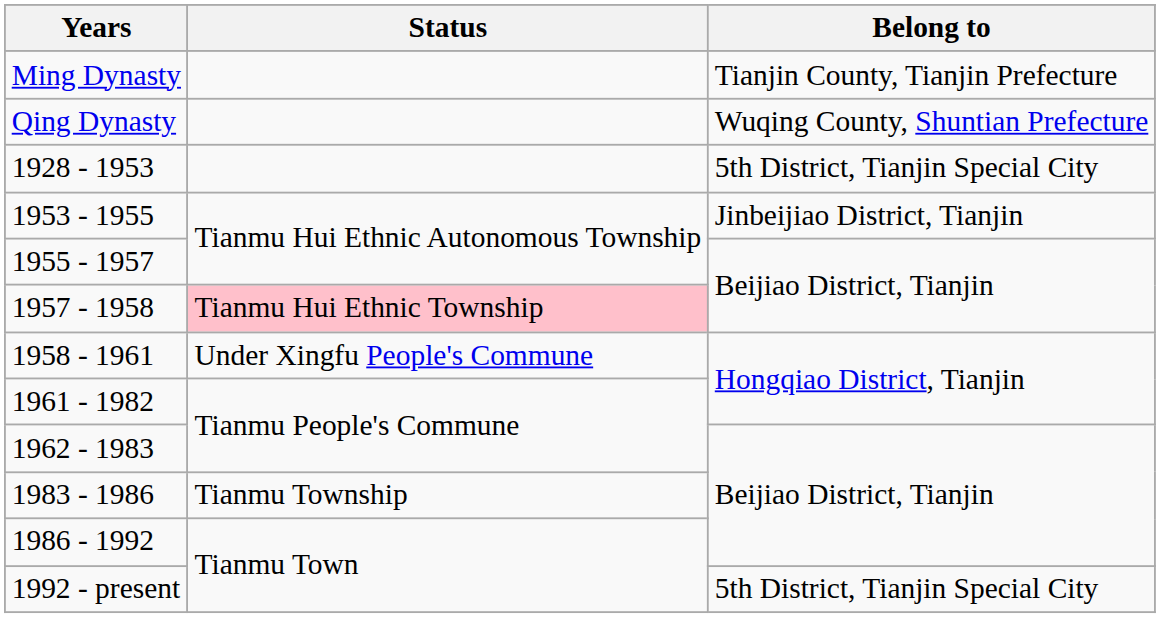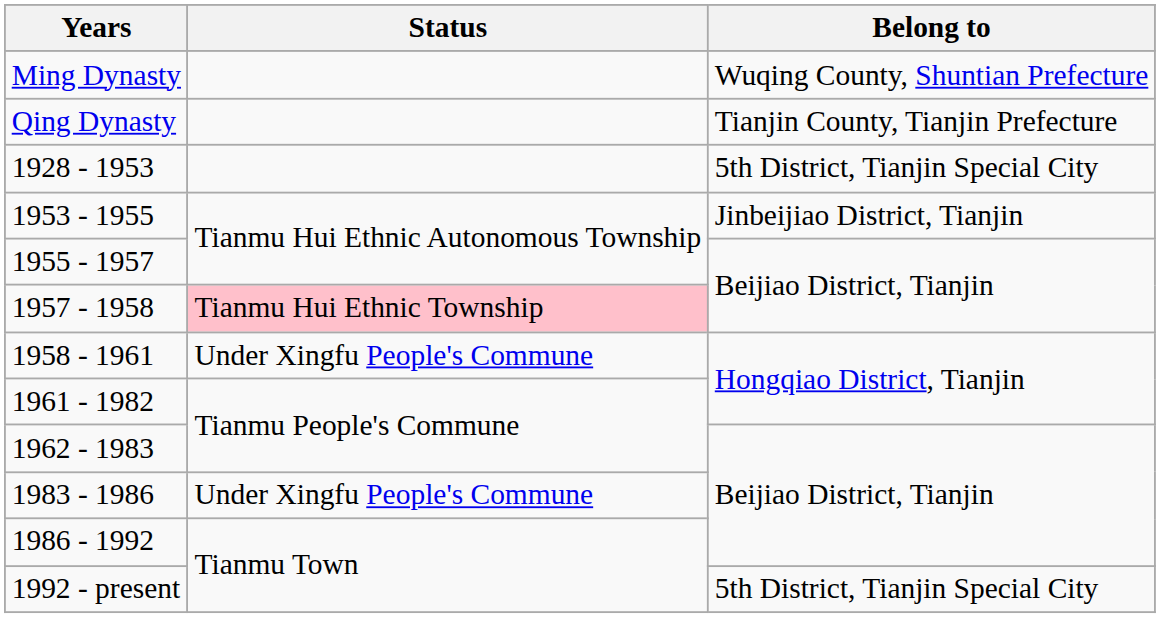(916, 74) Tianjin County, Tianjin Prefecture -> (932, 74) Wuqing County, Shuntian Prefecture
(932, 121) Wuqing County, Shuntian Prefecture -> (916, 121) Tianjin County, Tianjin Prefecture
(301, 494) Tianmu Township -> (394, 494) Under Xingfu People's Commune
